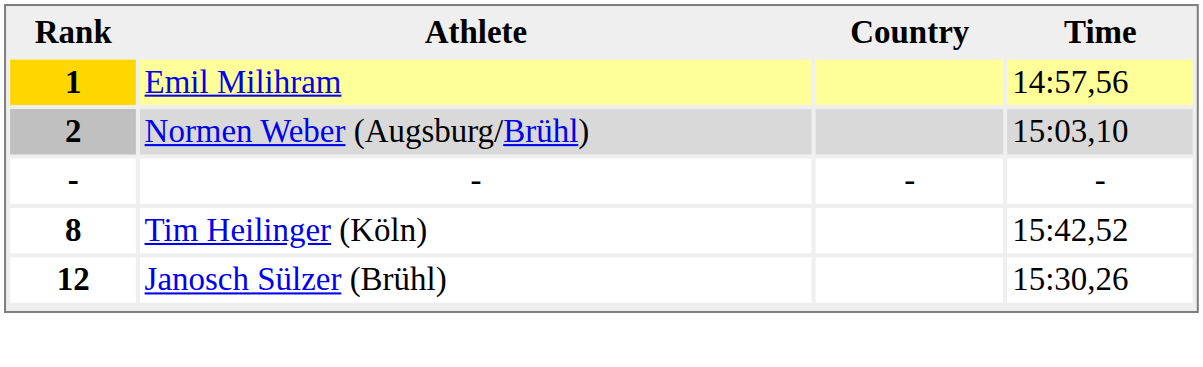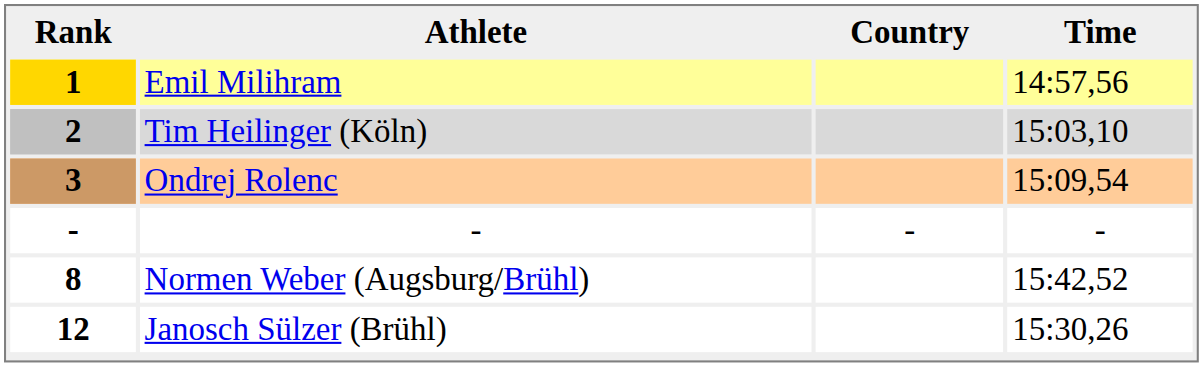(367, 131) Normen Weber (Augsburg/Brühl) -> (286, 131) Tim Heilinger (Köln)
+ row: (73, 180)
(286, 230) Tim Heilinger (Köln) -> (367, 279) Normen Weber (Augsburg/Brühl)
